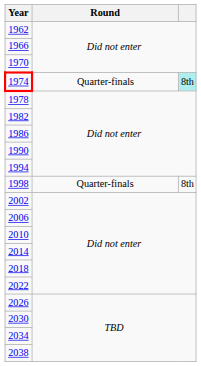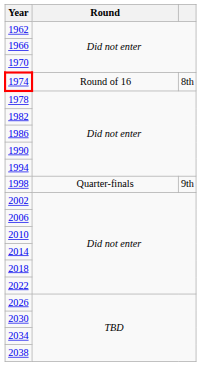(105, 82) Quarter-finals -> (105, 82) Round of 16
(187, 82) paleturquoise background -> (187, 82) no background
(187, 184) 8th -> (187, 184) 9th
